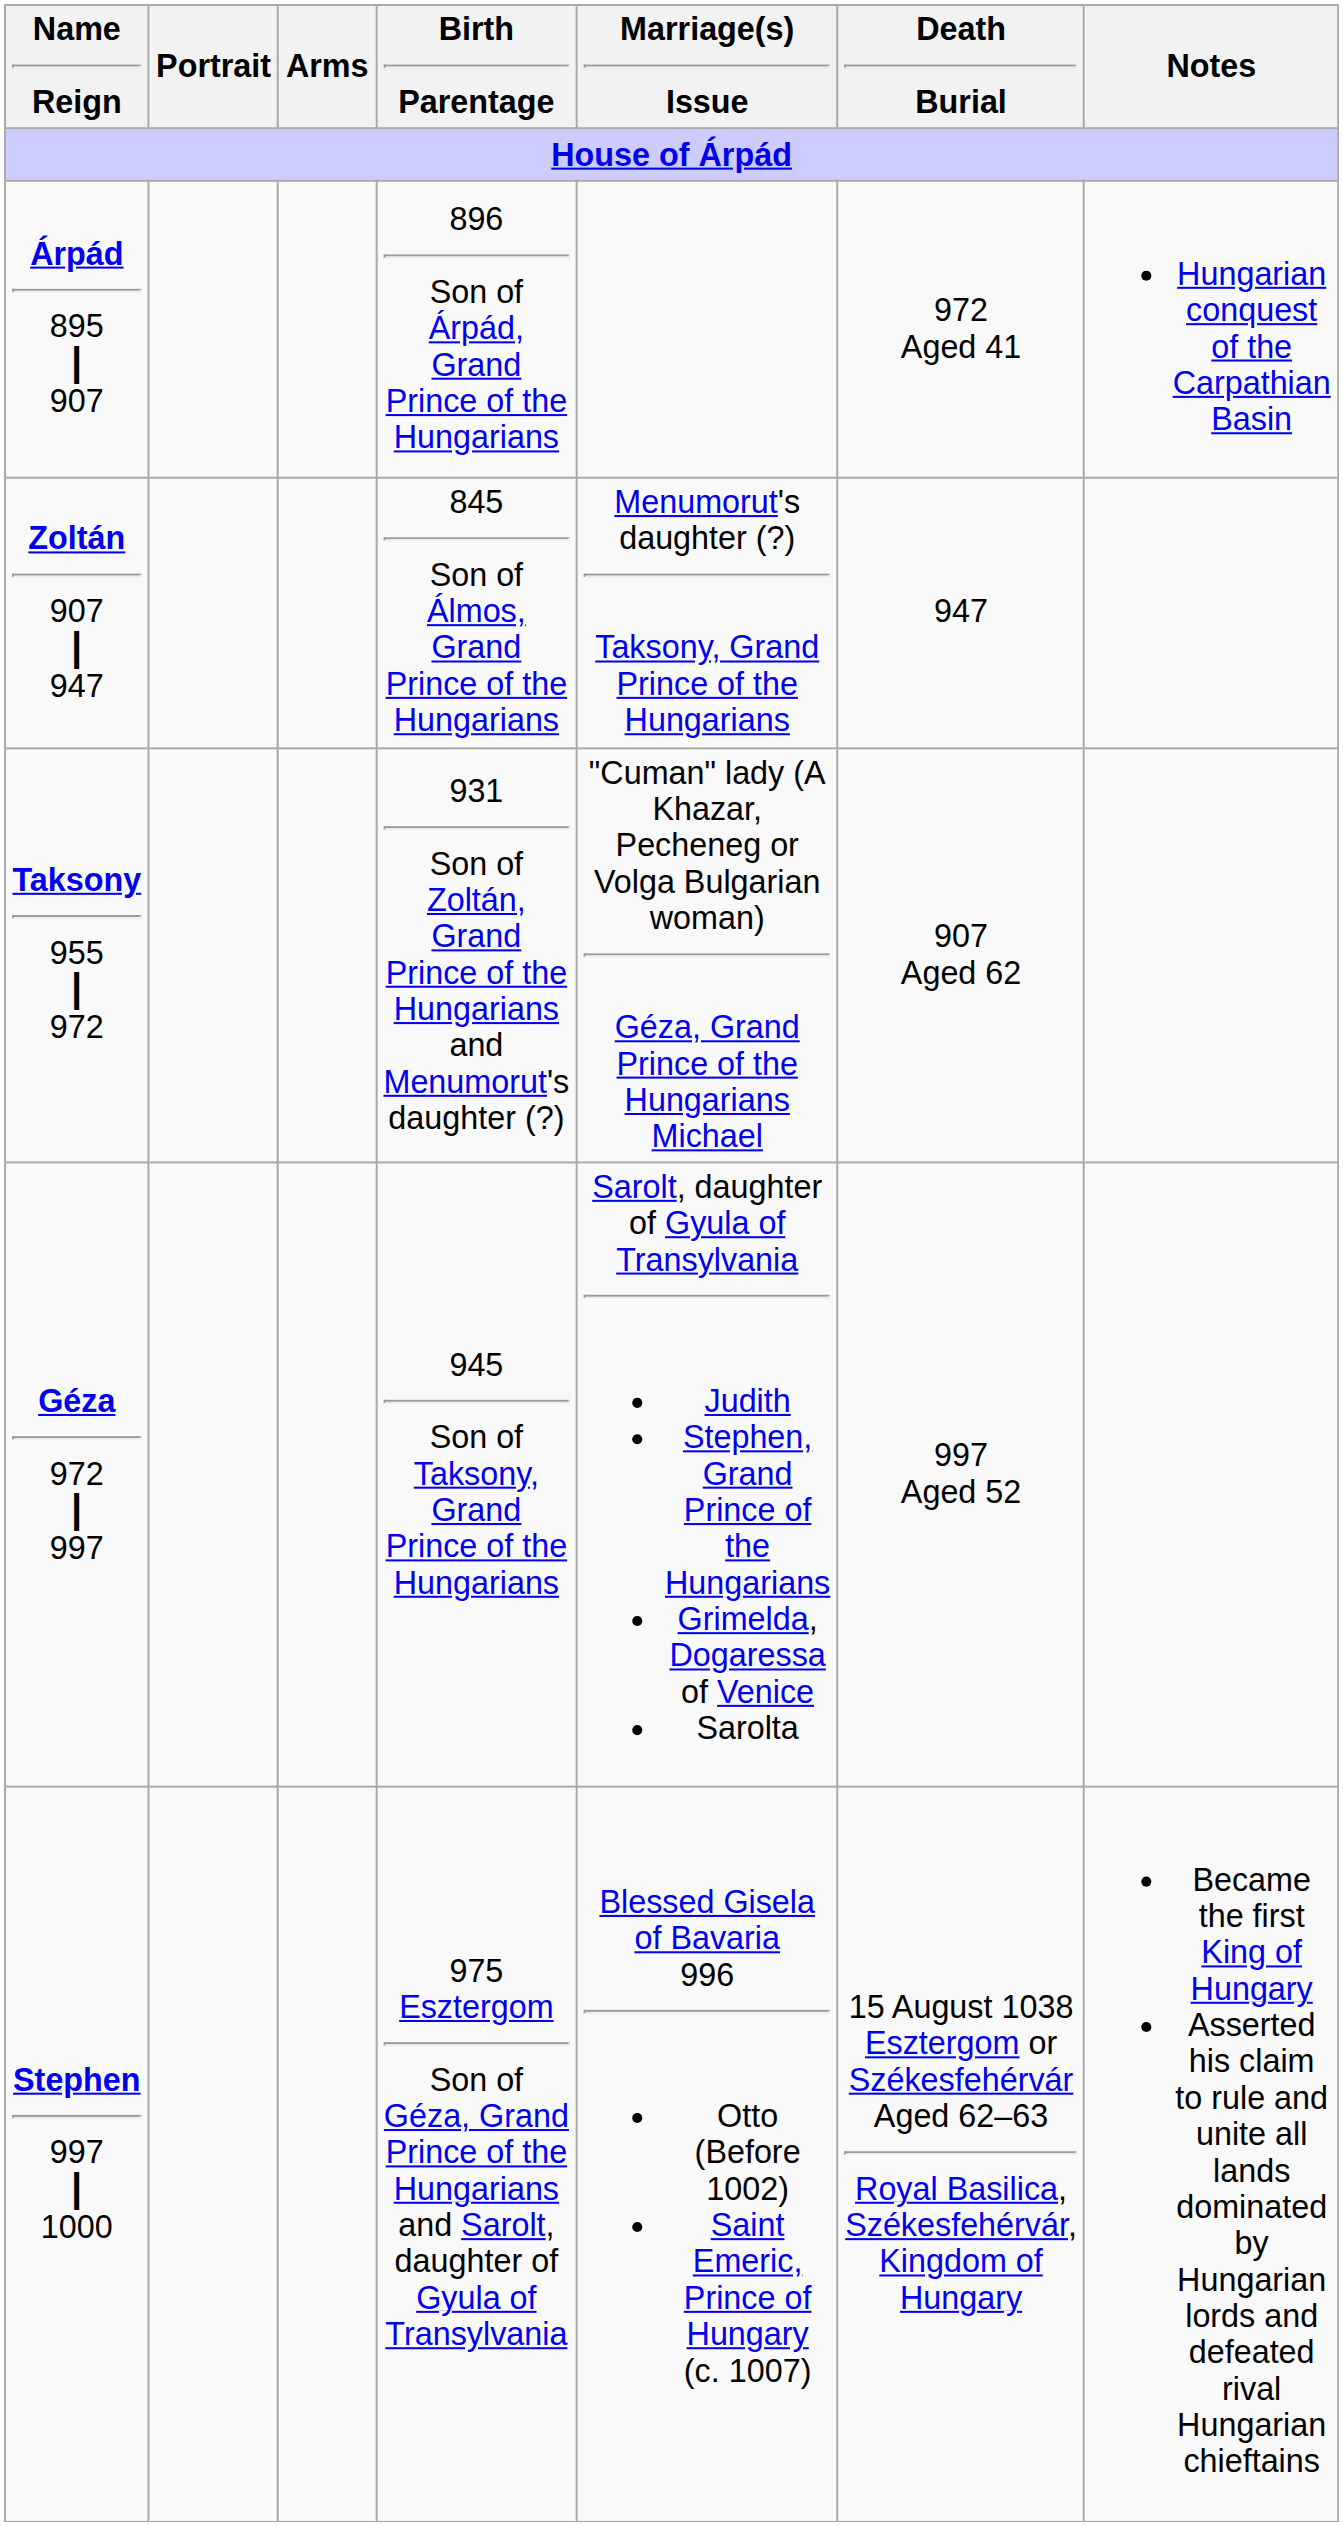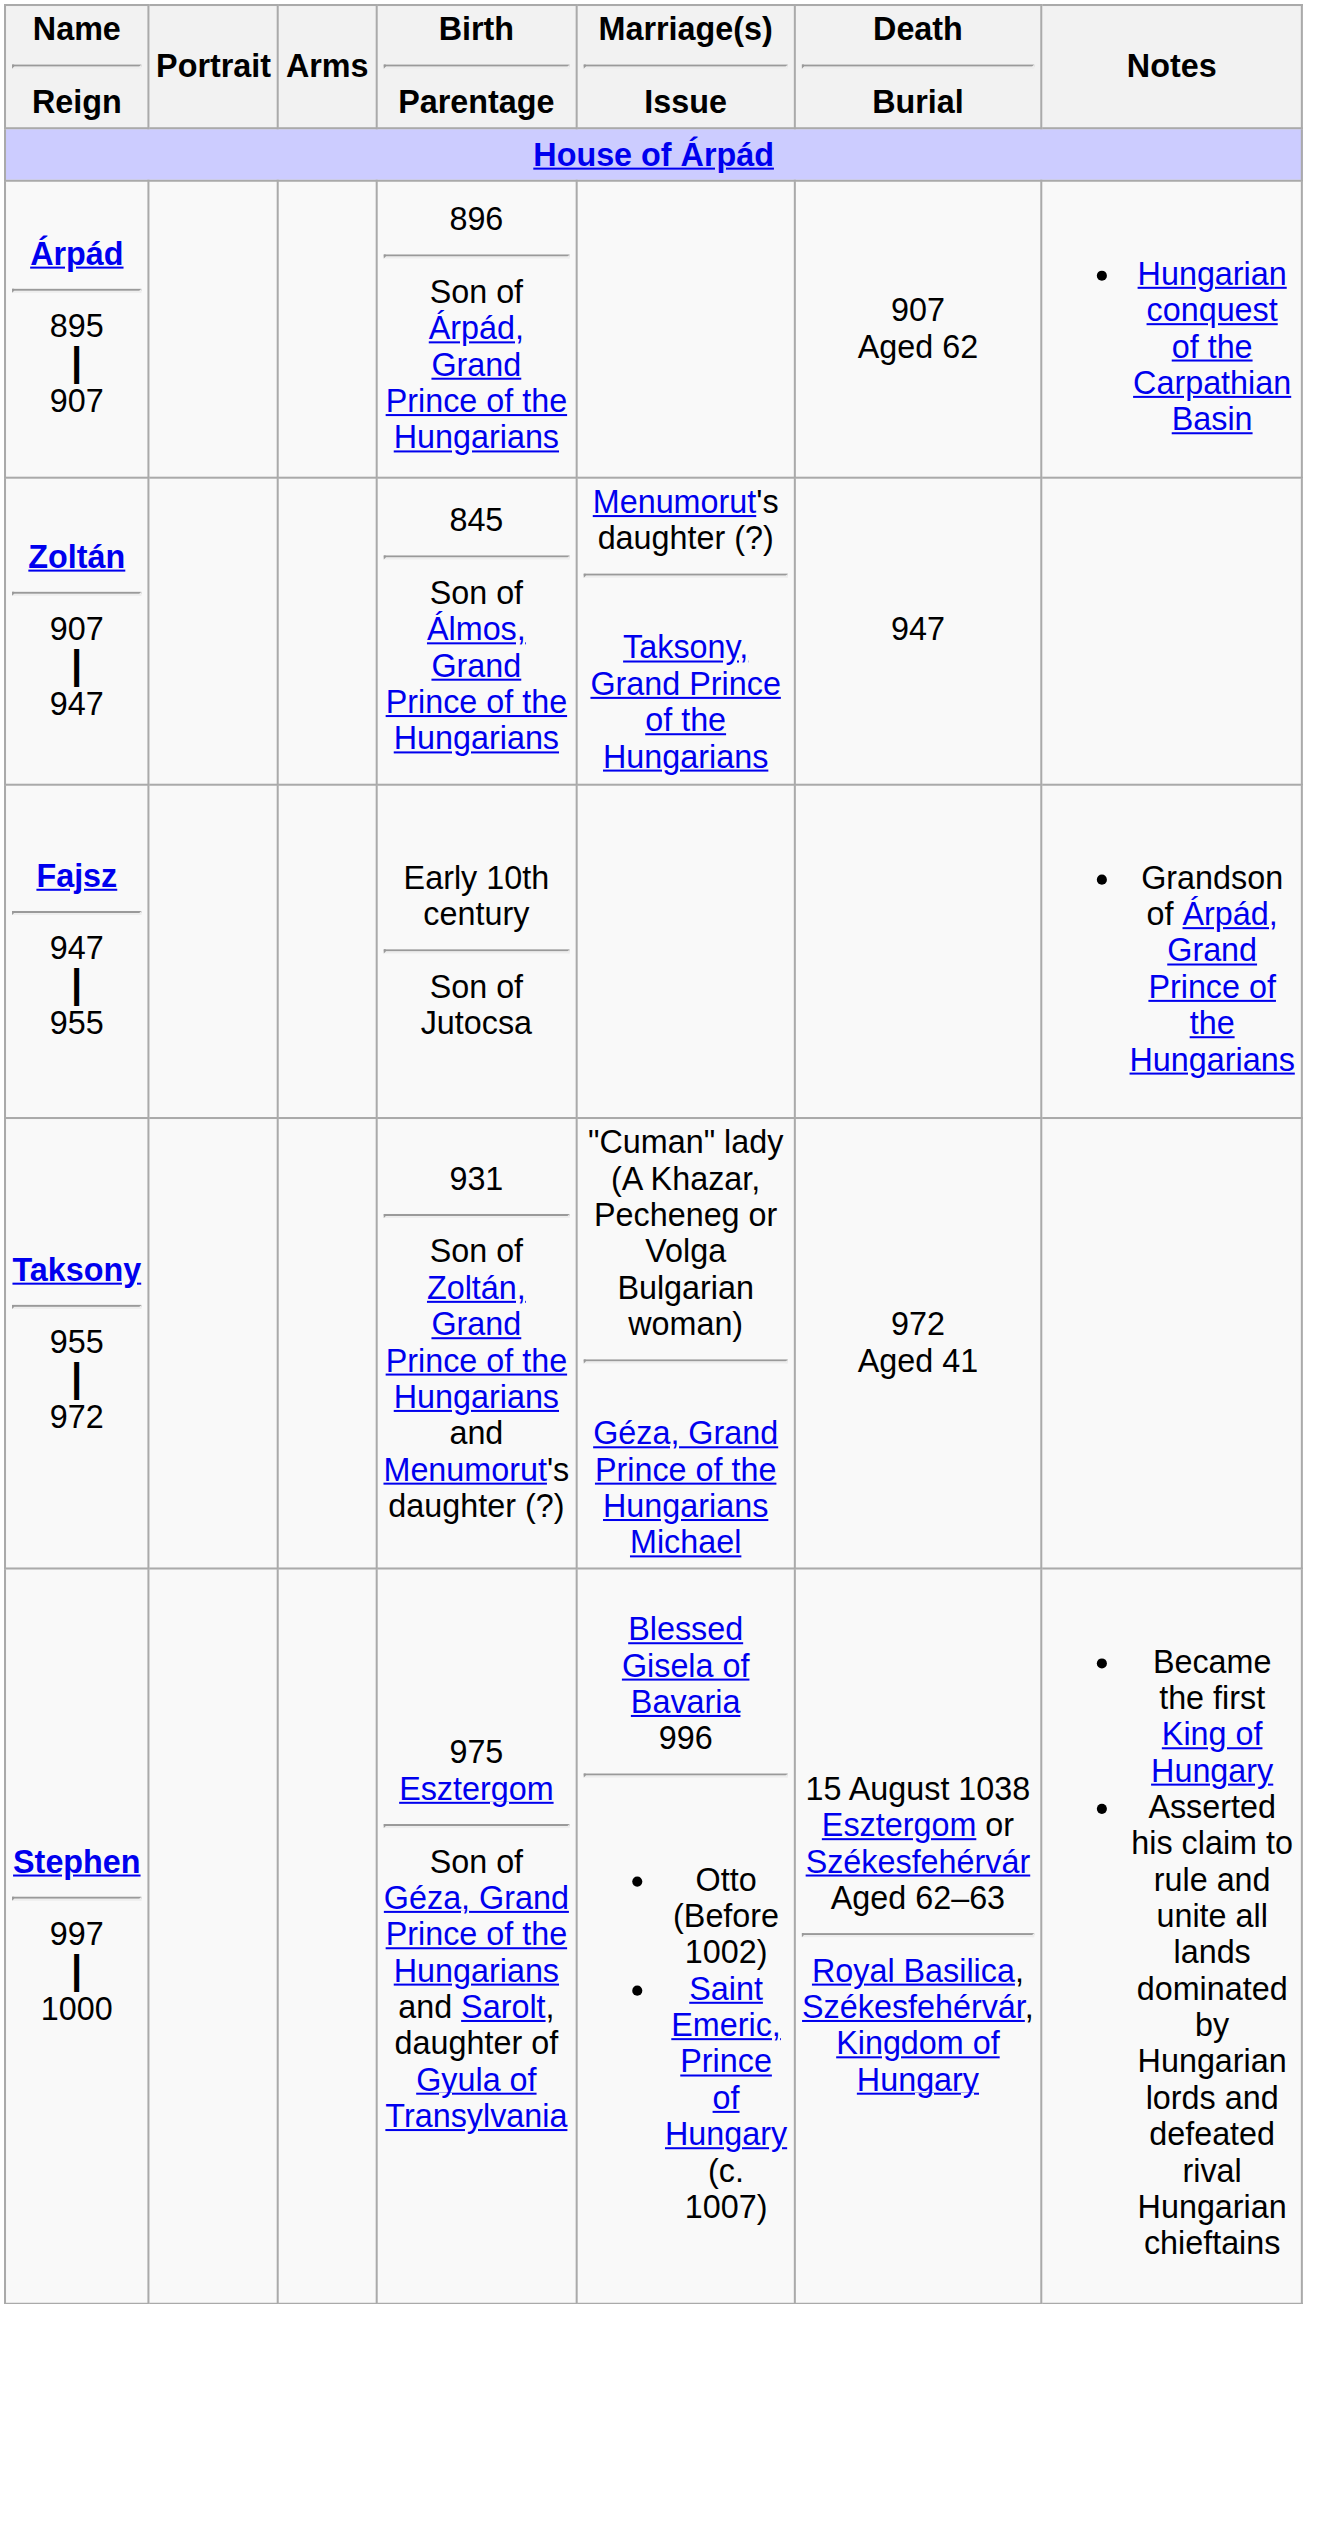(961, 328) 972 Aged 41 -> (918, 328) 907 Aged 62
+ row: (77, 950)
(961, 954) 907 Aged 62 -> (918, 1342) 972 Aged 41
- row: (77, 1474)
